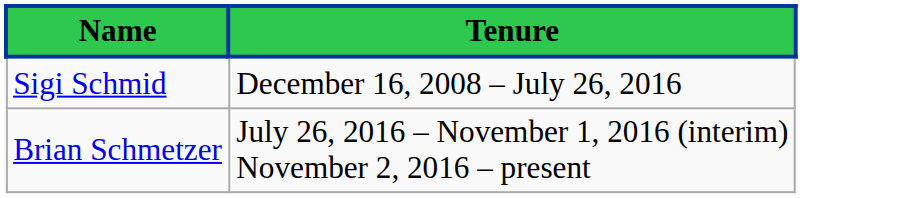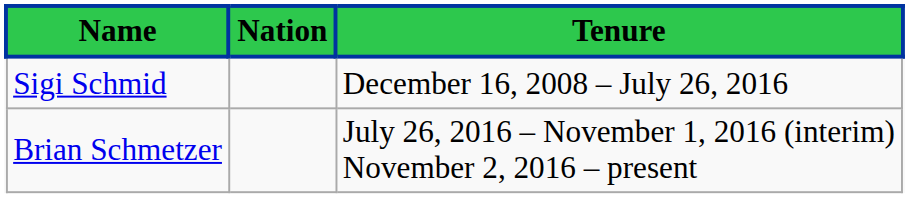+ column: (282, 31)
